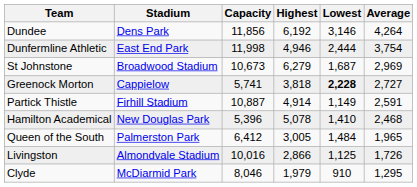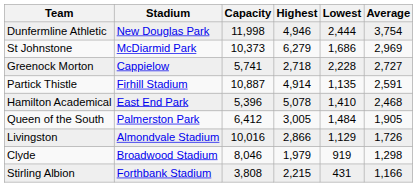- row: (27, 31)
(152, 48) East End Park -> (163, 31) New Douglas Park
(167, 66) Broadwood Stadium -> (157, 48) McDiarmid Park
(248, 66) 10,673 -> (248, 48) 10,373
(342, 66) 1,687 -> (342, 48) 1,686
(297, 84) 3,818 -> (297, 66) 2,718
(342, 84) bold -> (342, 66) normal
(342, 102) 1,149 -> (342, 84) 1,135
(163, 119) New Douglas Park -> (152, 102) East End Park
(388, 137) 1,965 -> (388, 119) 1,905
(342, 155) 1,125 -> (342, 137) 1,129
(157, 173) McDiarmid Park -> (167, 155) Broadwood Stadium
(342, 173) 910 -> (342, 155) 919
(388, 173) 1,295 -> (388, 155) 1,298
+ row: (41, 173)
